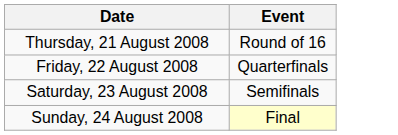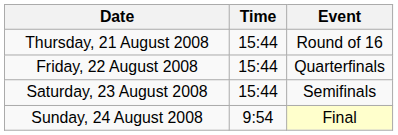+ column: (258, 17)
